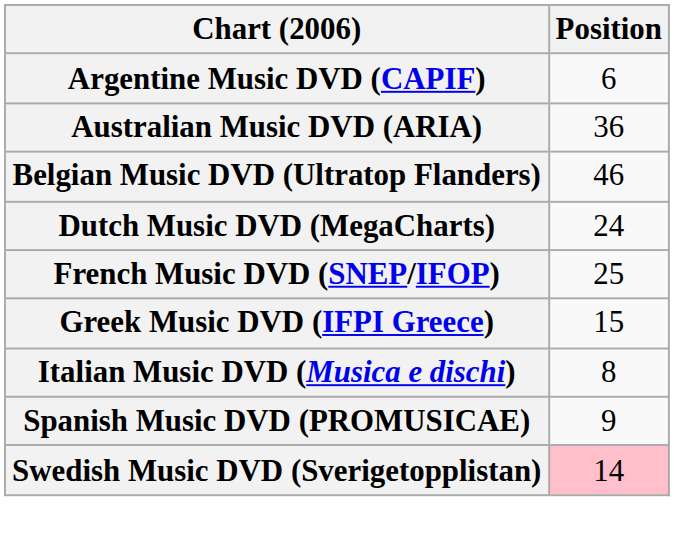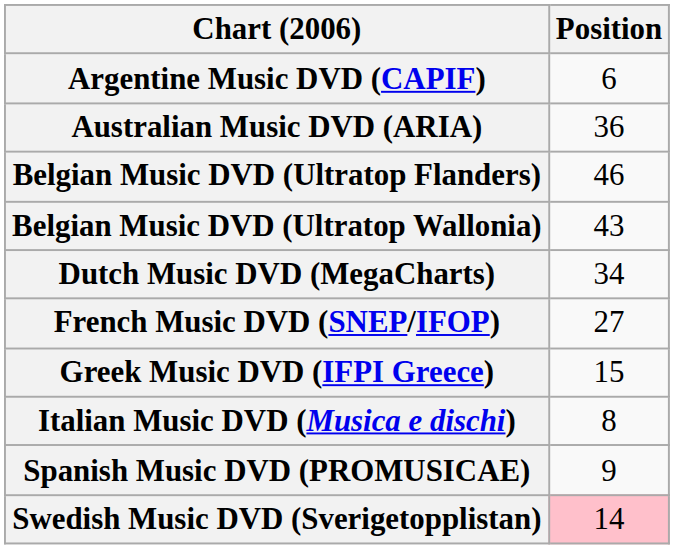+ row: (277, 224)
(609, 224) 24 -> (609, 273) 34
(609, 273) 25 -> (609, 322) 27
